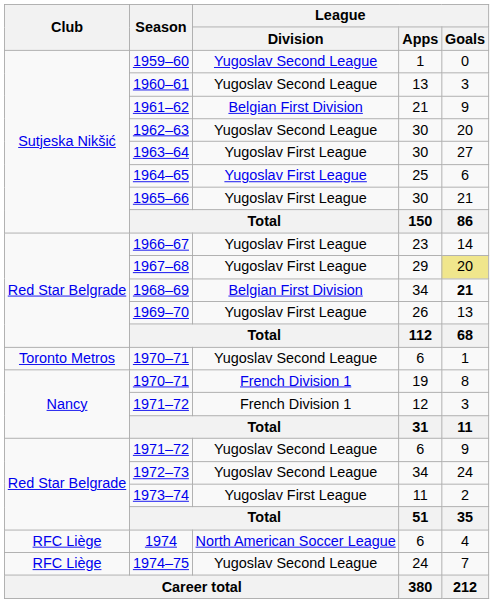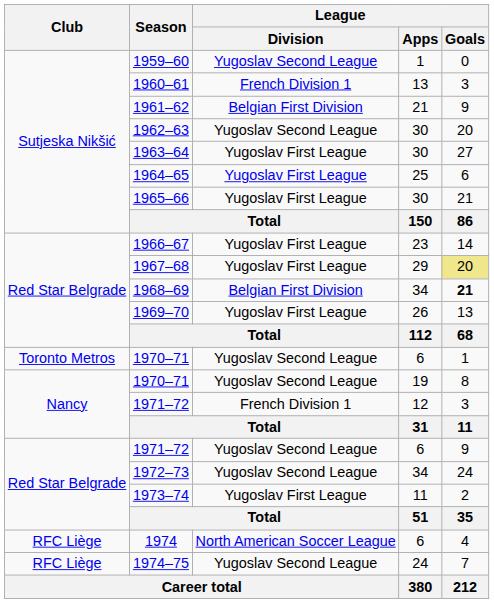(296, 84) Yugoslav Second League -> (296, 84) French Division 1
(296, 381) French Division 1 -> (296, 381) Yugoslav Second League
